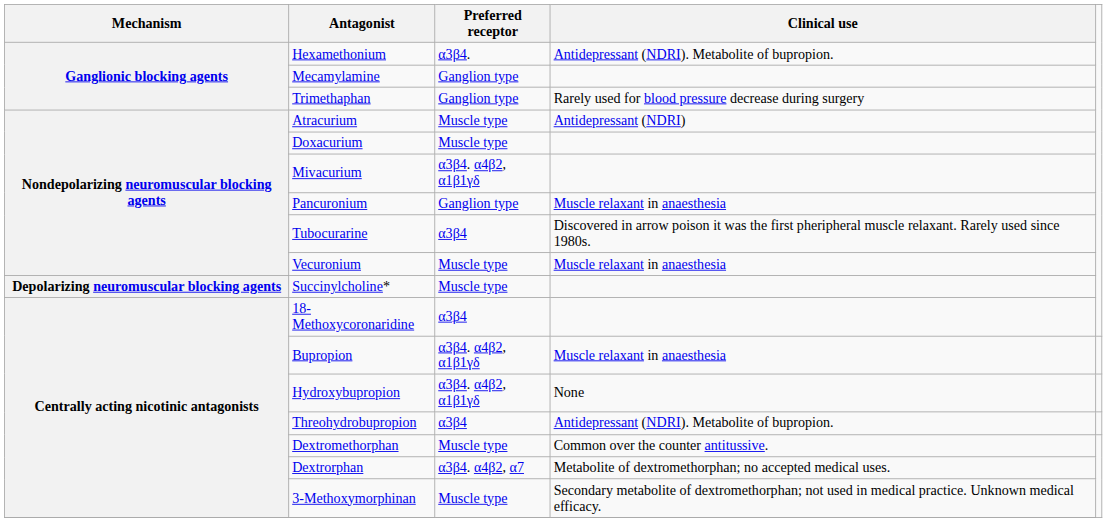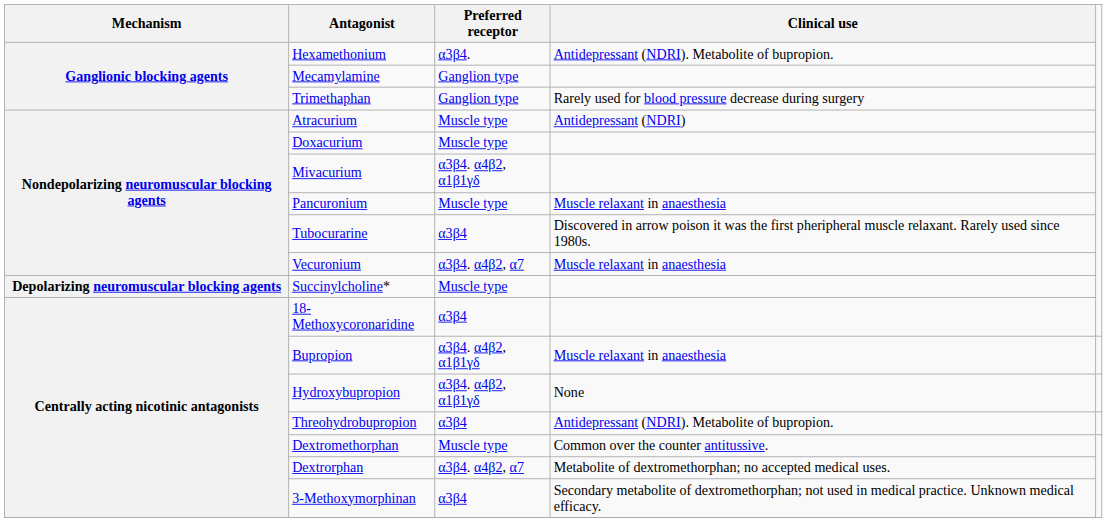(478, 203) Ganglion type -> (473, 203) Muscle type
(473, 264) Muscle type -> (481, 264) α3β4. α4β2, α7
(473, 498) Muscle type -> (453, 498) α3β4
